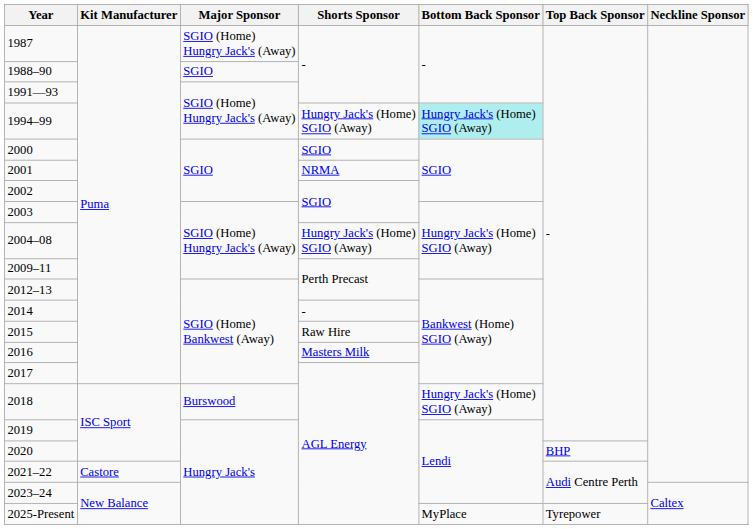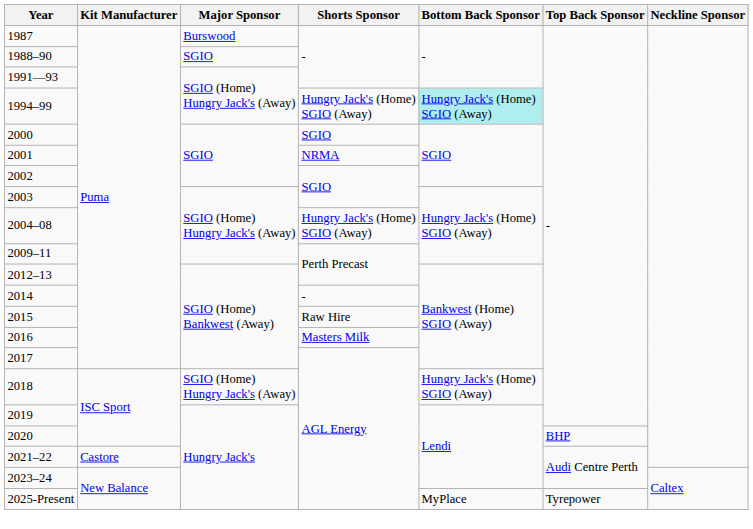(239, 43) SGIO (Home) Hungry Jack's (Away) -> (209, 36) Burswood
(209, 402) Burswood -> (239, 387) SGIO (Home) Hungry Jack's (Away)
